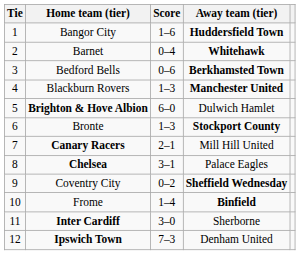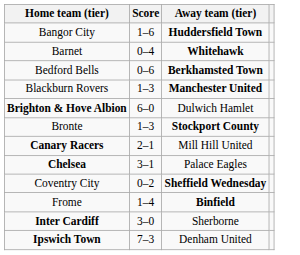- column: (15, 13)
